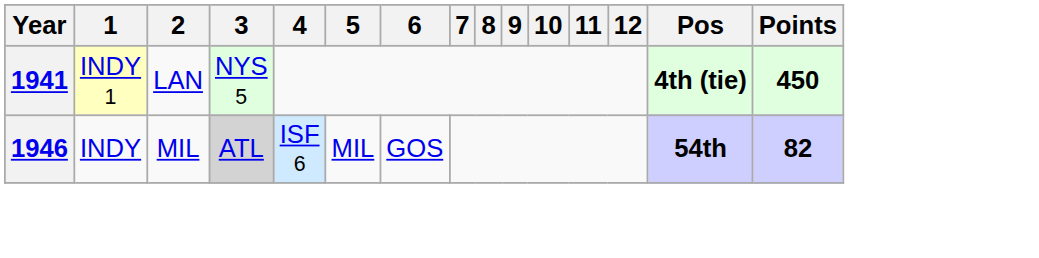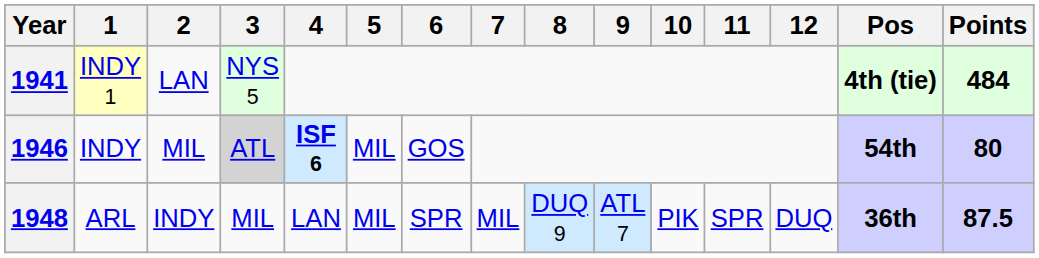(798, 80) 450 -> (988, 80) 484
(300, 149) normal -> (316, 149) bold
(798, 149) 82 -> (988, 149) 80
+ row: (39, 218)
